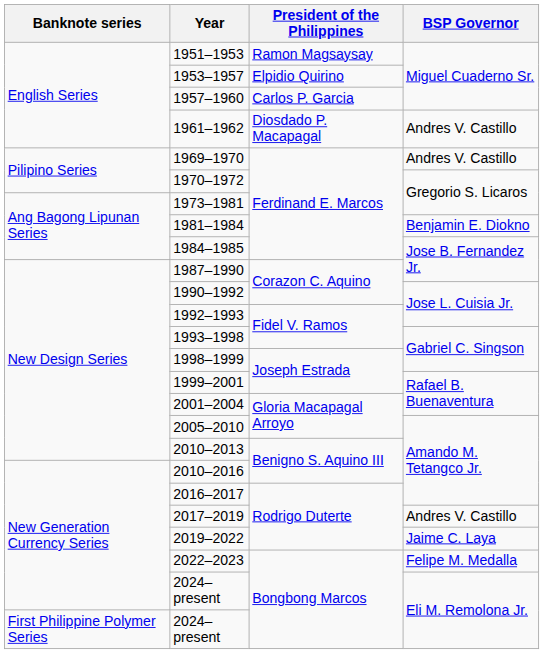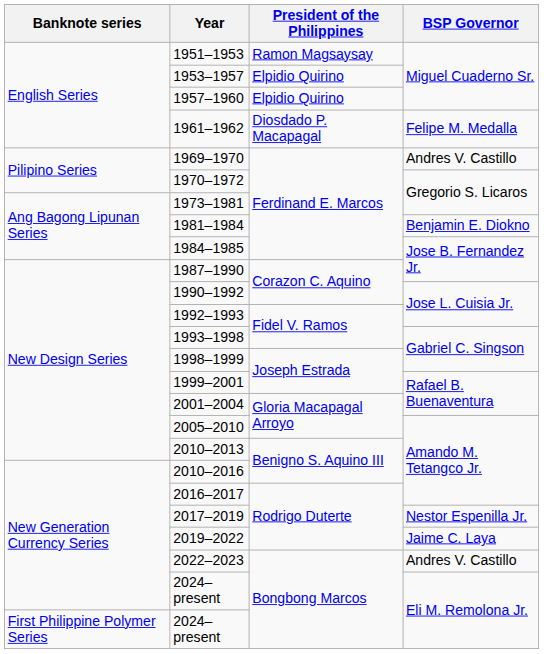(303, 98) Carlos P. Garcia -> (298, 98) Elpidio Quirino
(461, 128) Andres V. Castillo -> (461, 128) Felipe M. Medalla
(461, 516) Andres V. Castillo -> (467, 516) Nestor Espenilla Jr.
(461, 560) Felipe M. Medalla -> (461, 560) Andres V. Castillo
